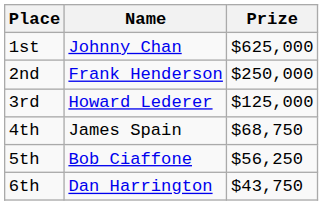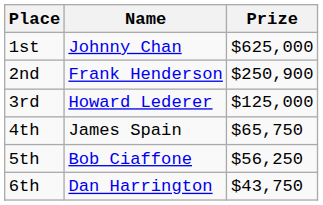(272, 75) $250,000 -> (272, 75) $250,900
(267, 131) $68,750 -> (267, 131) $65,750
